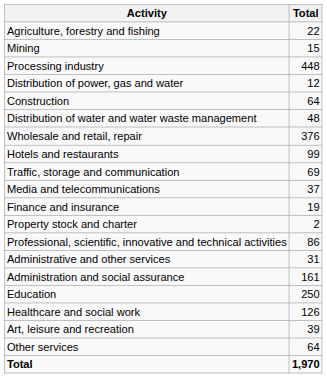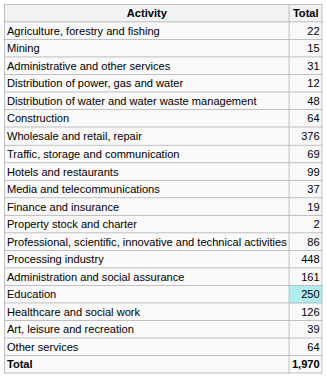rows swapped: (55, 66) <-> (89, 259)
rows swapped: (132, 119) <-> (38, 101)
rows swapped: (93, 171) <-> (63, 154)
(310, 294) no background -> (310, 294) paleturquoise background
